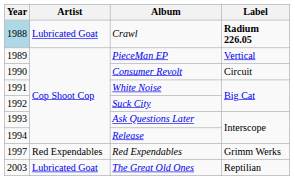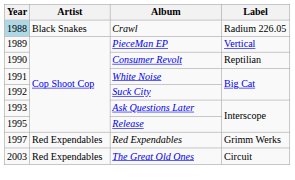(65, 34) Lubricated Goat -> (59, 28) Black Snakes
(241, 34) bold -> (255, 28) normal
(238, 71) Circuit -> (243, 60) Reptilian
(17, 135) 1994 -> (17, 124) 1995
(65, 167) Lubricated Goat -> (67, 156) Red Expendables
(243, 167) Reptilian -> (238, 156) Circuit
